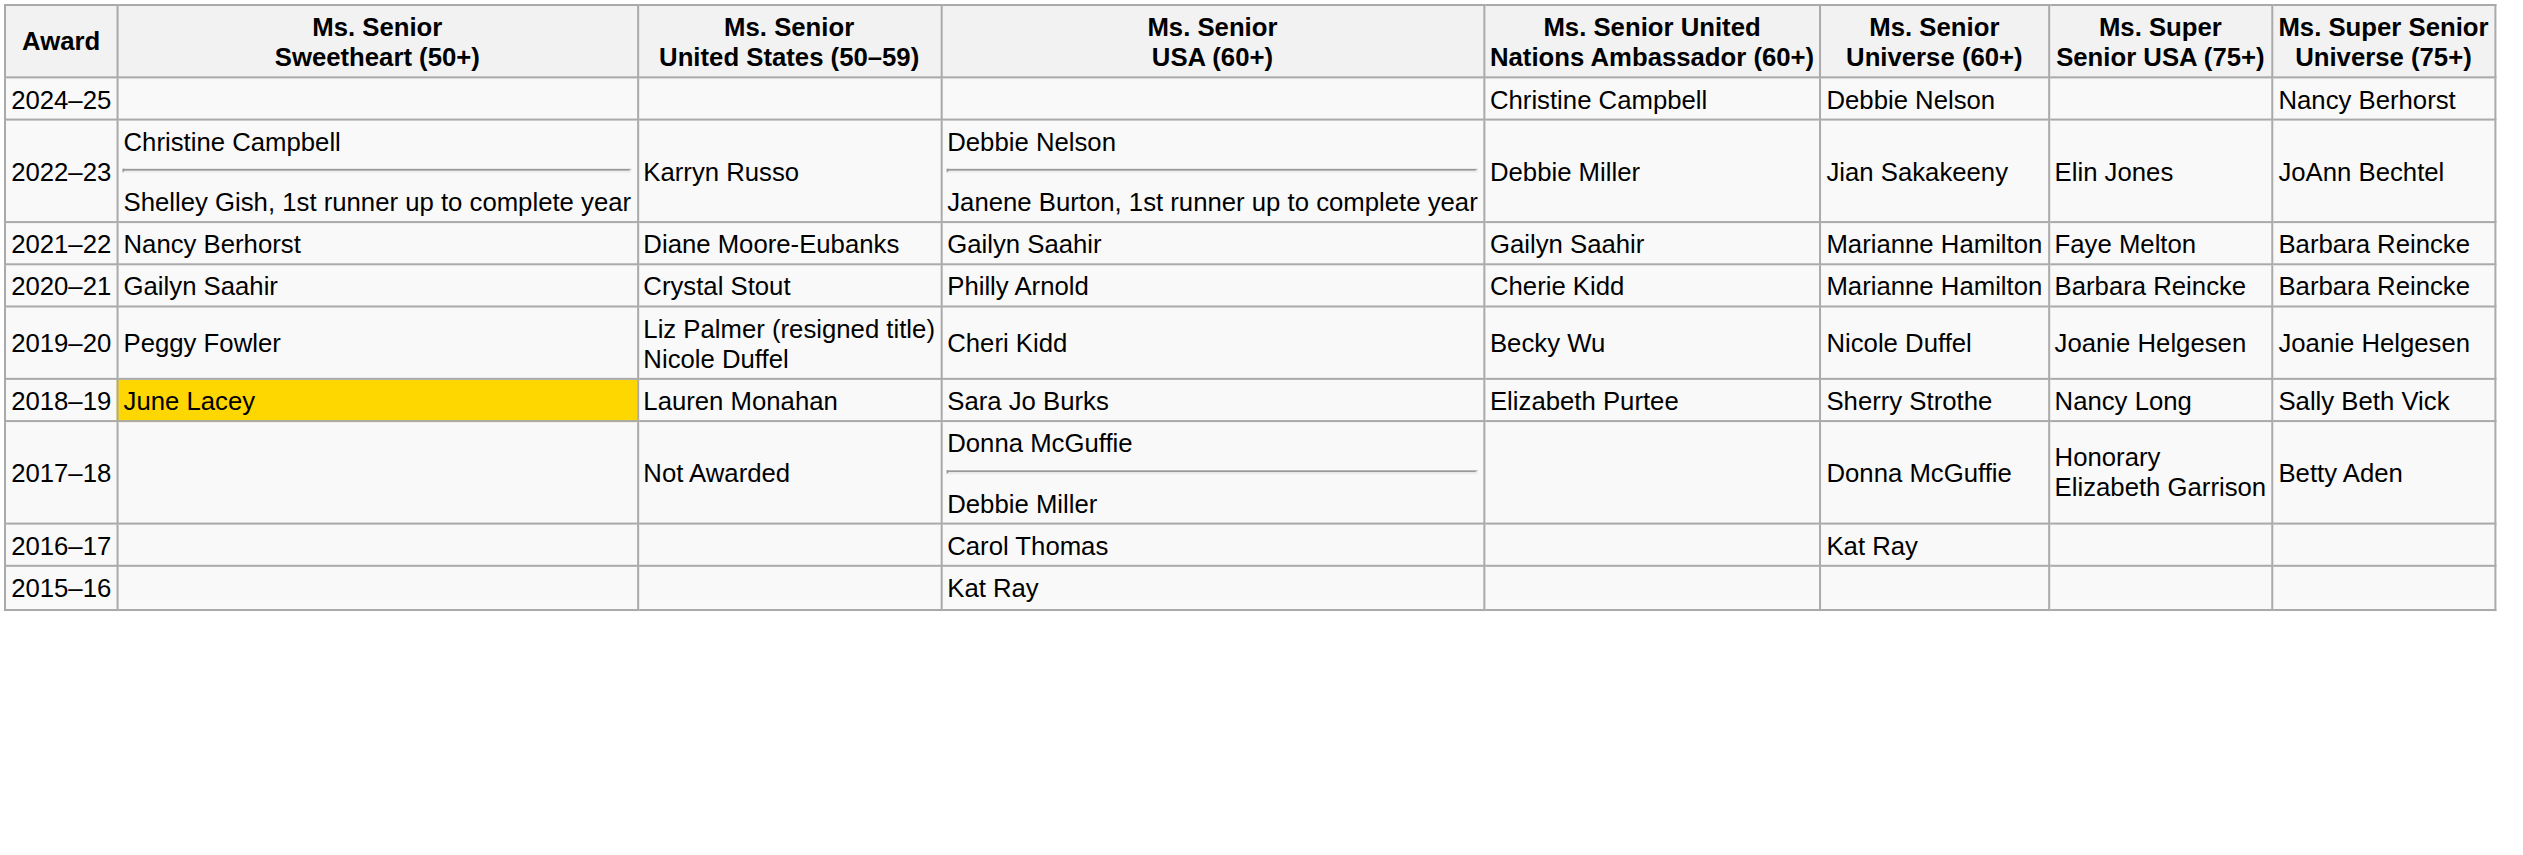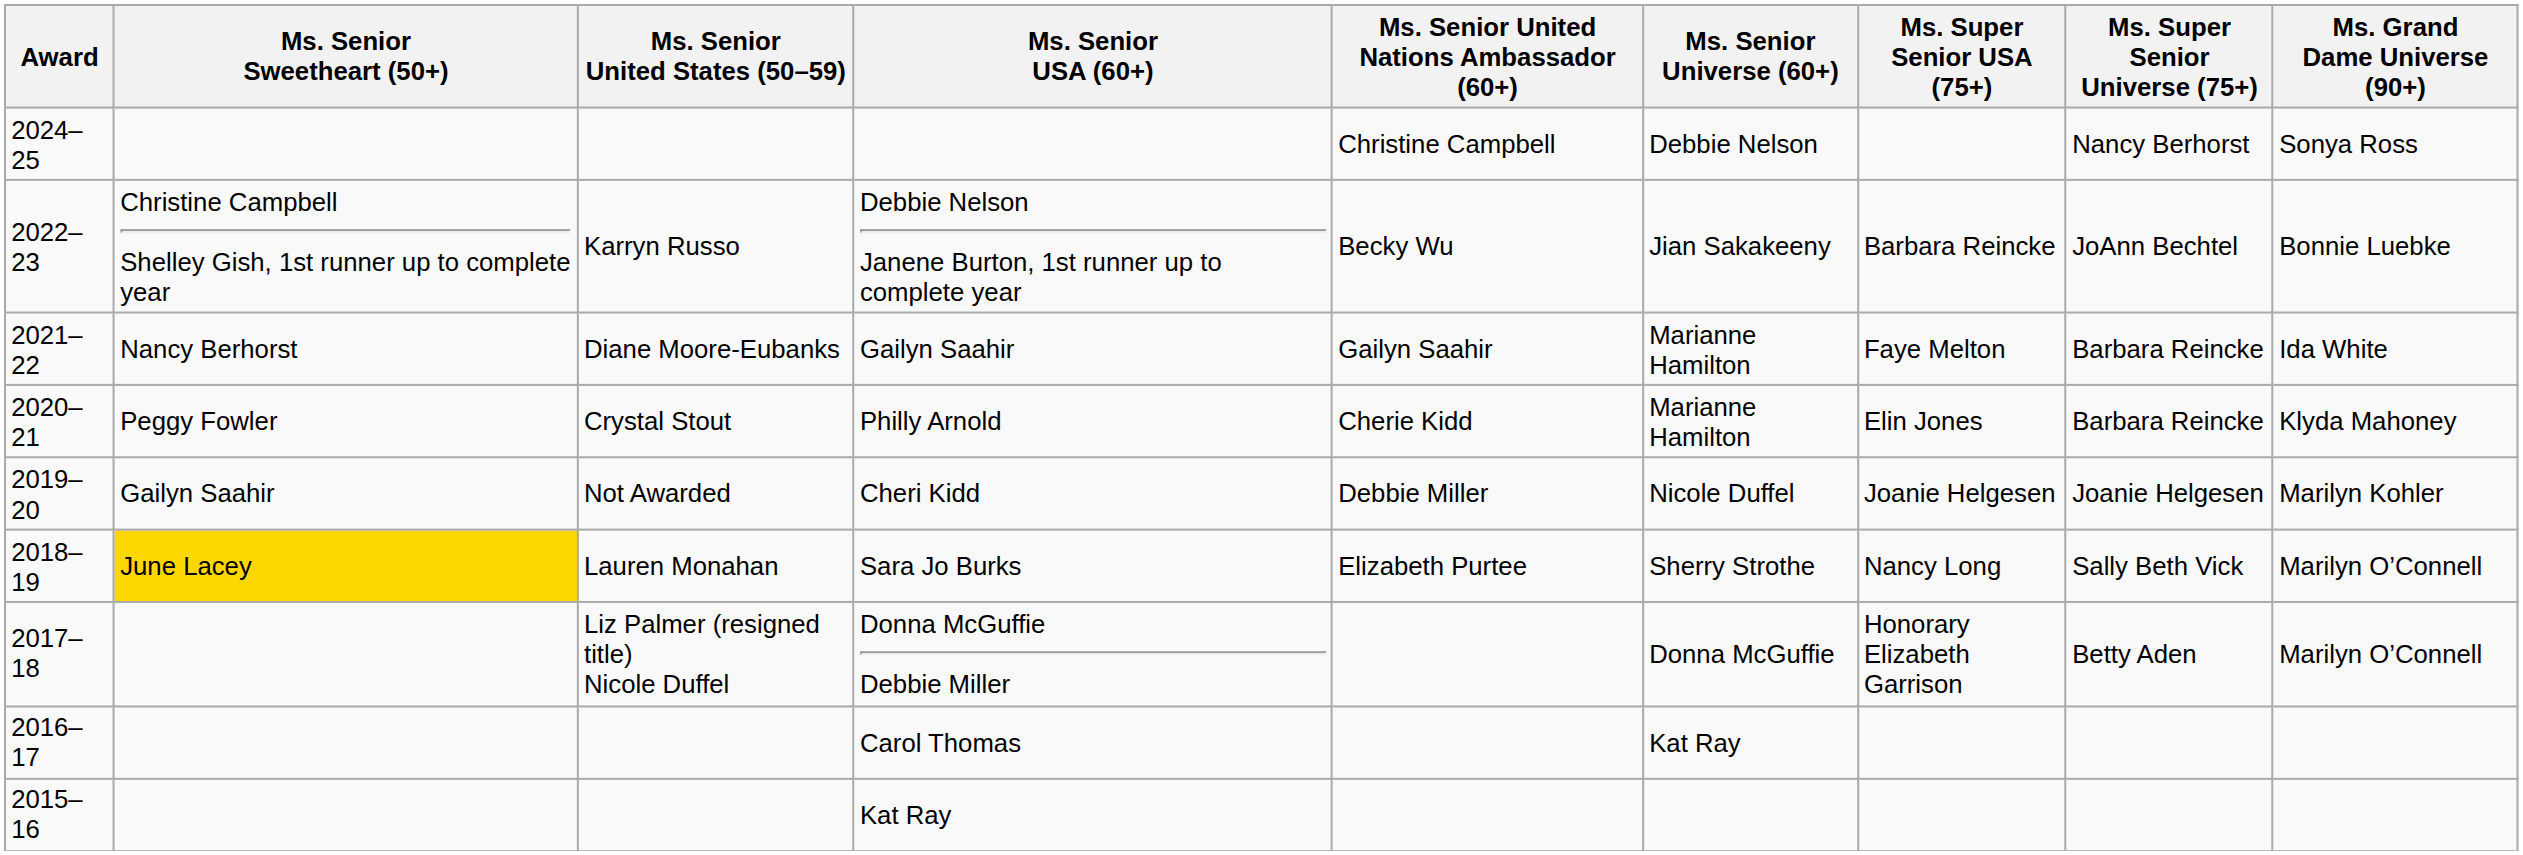+ column: (2395, 56)
(1565, 171) Debbie Miller -> (1396, 246) Becky Wu
(2114, 171) Elin Jones -> (1960, 246) Barbara Reincke
(201, 286) Gailyn Saahir -> (199, 421) Peggy Fowler
(2150, 286) Barbara Reincke -> (1923, 421) Elin Jones
(202, 343) Peggy Fowler -> (197, 494) Gailyn Saahir
(789, 343) Liz Palmer (resigned title) Nicole Duffel -> (657, 494) Not Awarded
(1548, 343) Becky Wu -> (1413, 494) Debbie Miller
(717, 473) Not Awarded -> (702, 654) Liz Palmer (resigned title) Nicole Duffel
